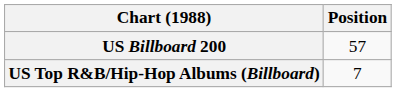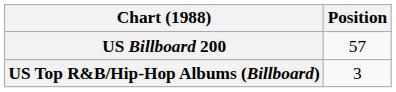(357, 73) 7 -> (357, 73) 3
